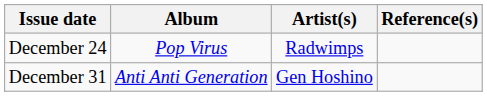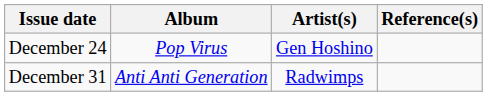(324, 47) Radwimps -> (324, 47) Gen Hoshino
(324, 76) Gen Hoshino -> (324, 76) Radwimps
